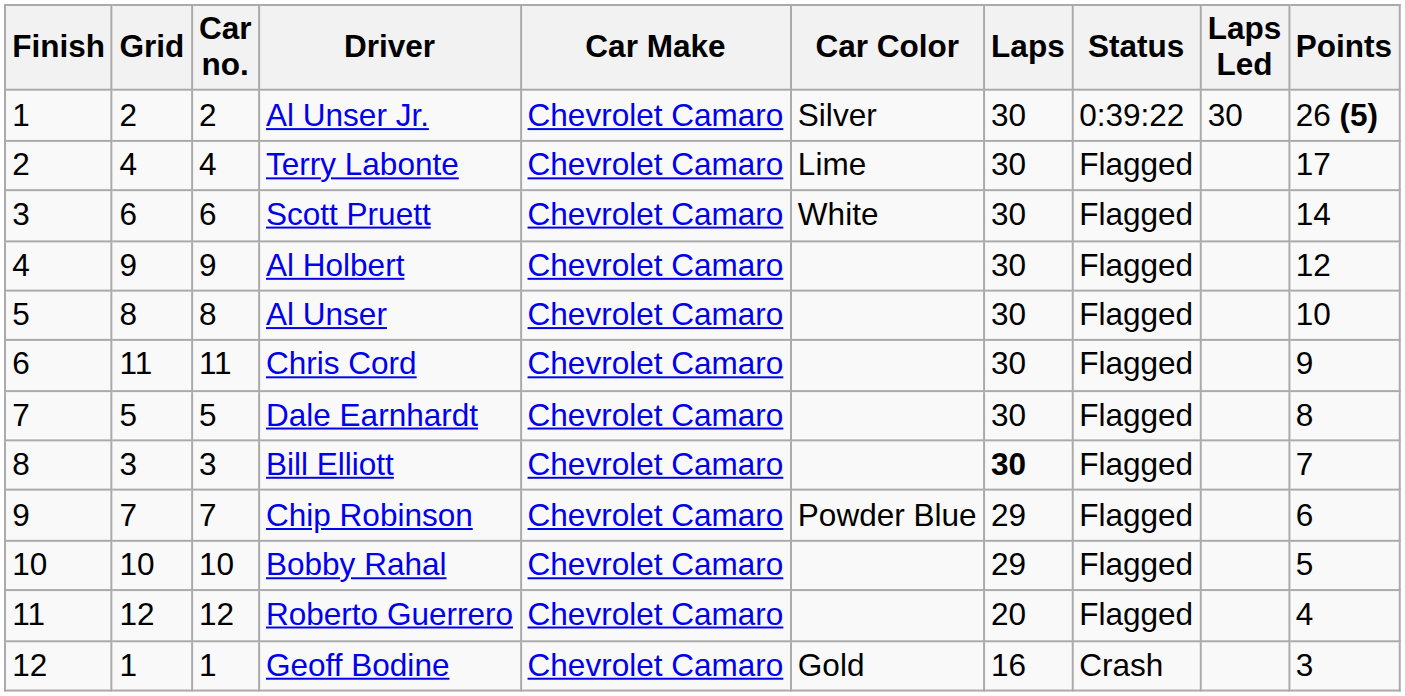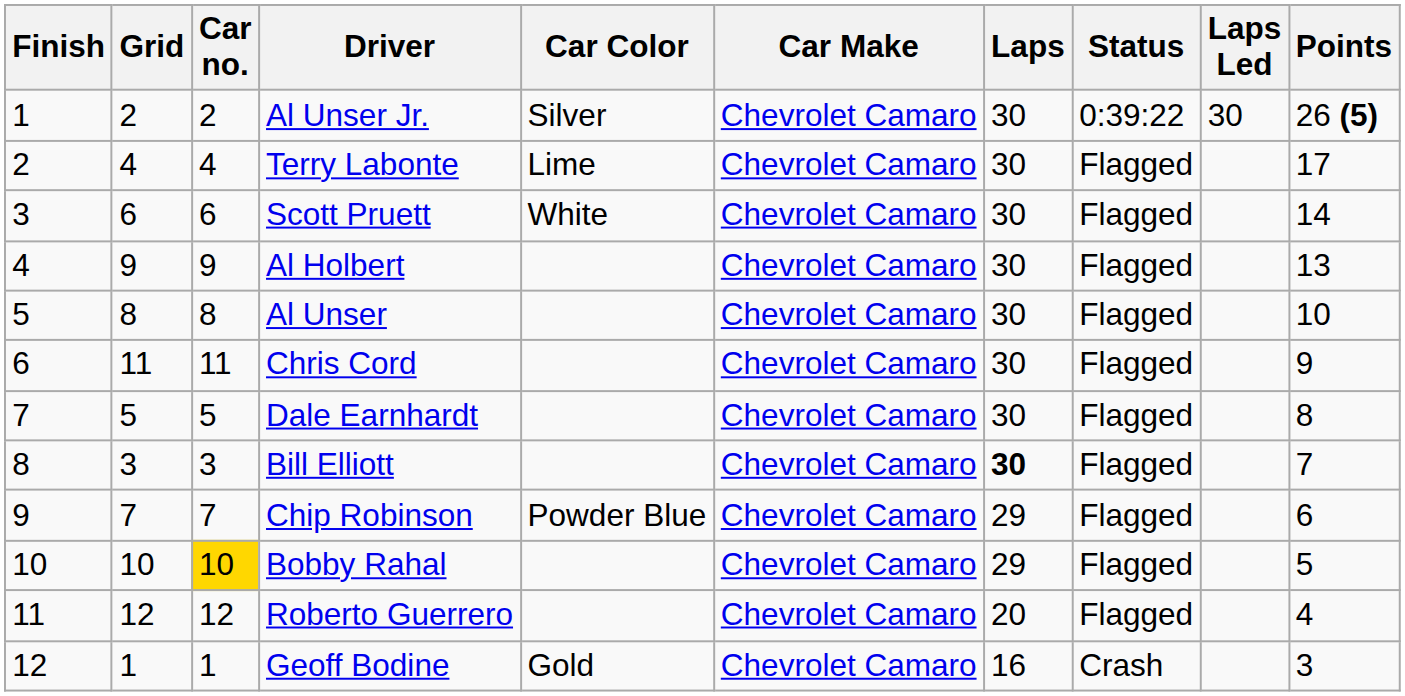columns swapped: (655, 47) <-> (887, 47)
(1313, 264) 12 -> (1313, 264) 13
(216, 564) no background -> (216, 564) gold background
